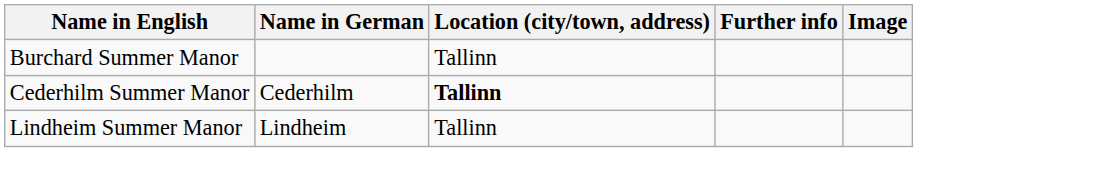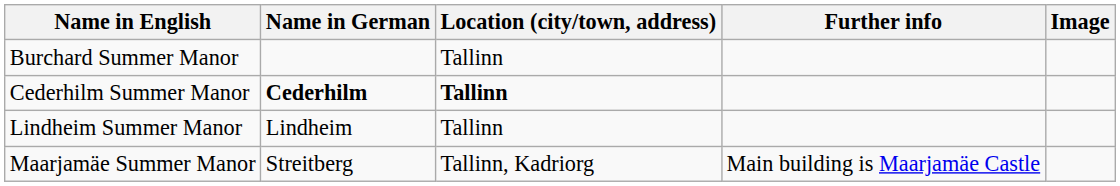(307, 92) normal -> (317, 92) bold
+ row: (133, 163)
